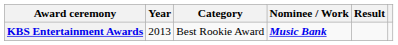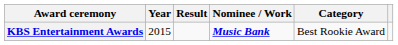columns swapped: (220, 13) <-> (369, 13)
(160, 31) 2013 -> (160, 31) 2015
